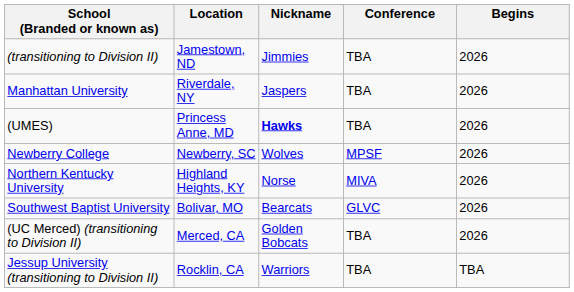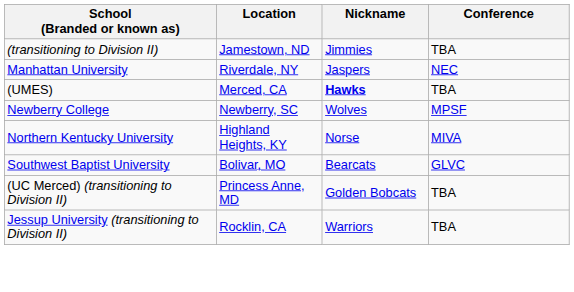- column: (513, 14)
(359, 91) TBA -> (445, 69) NEC
(205, 125) Princess Anne, MD -> (253, 89) Merced, CA
(211, 235) Merced, CA -> (262, 192) Princess Anne, MD
